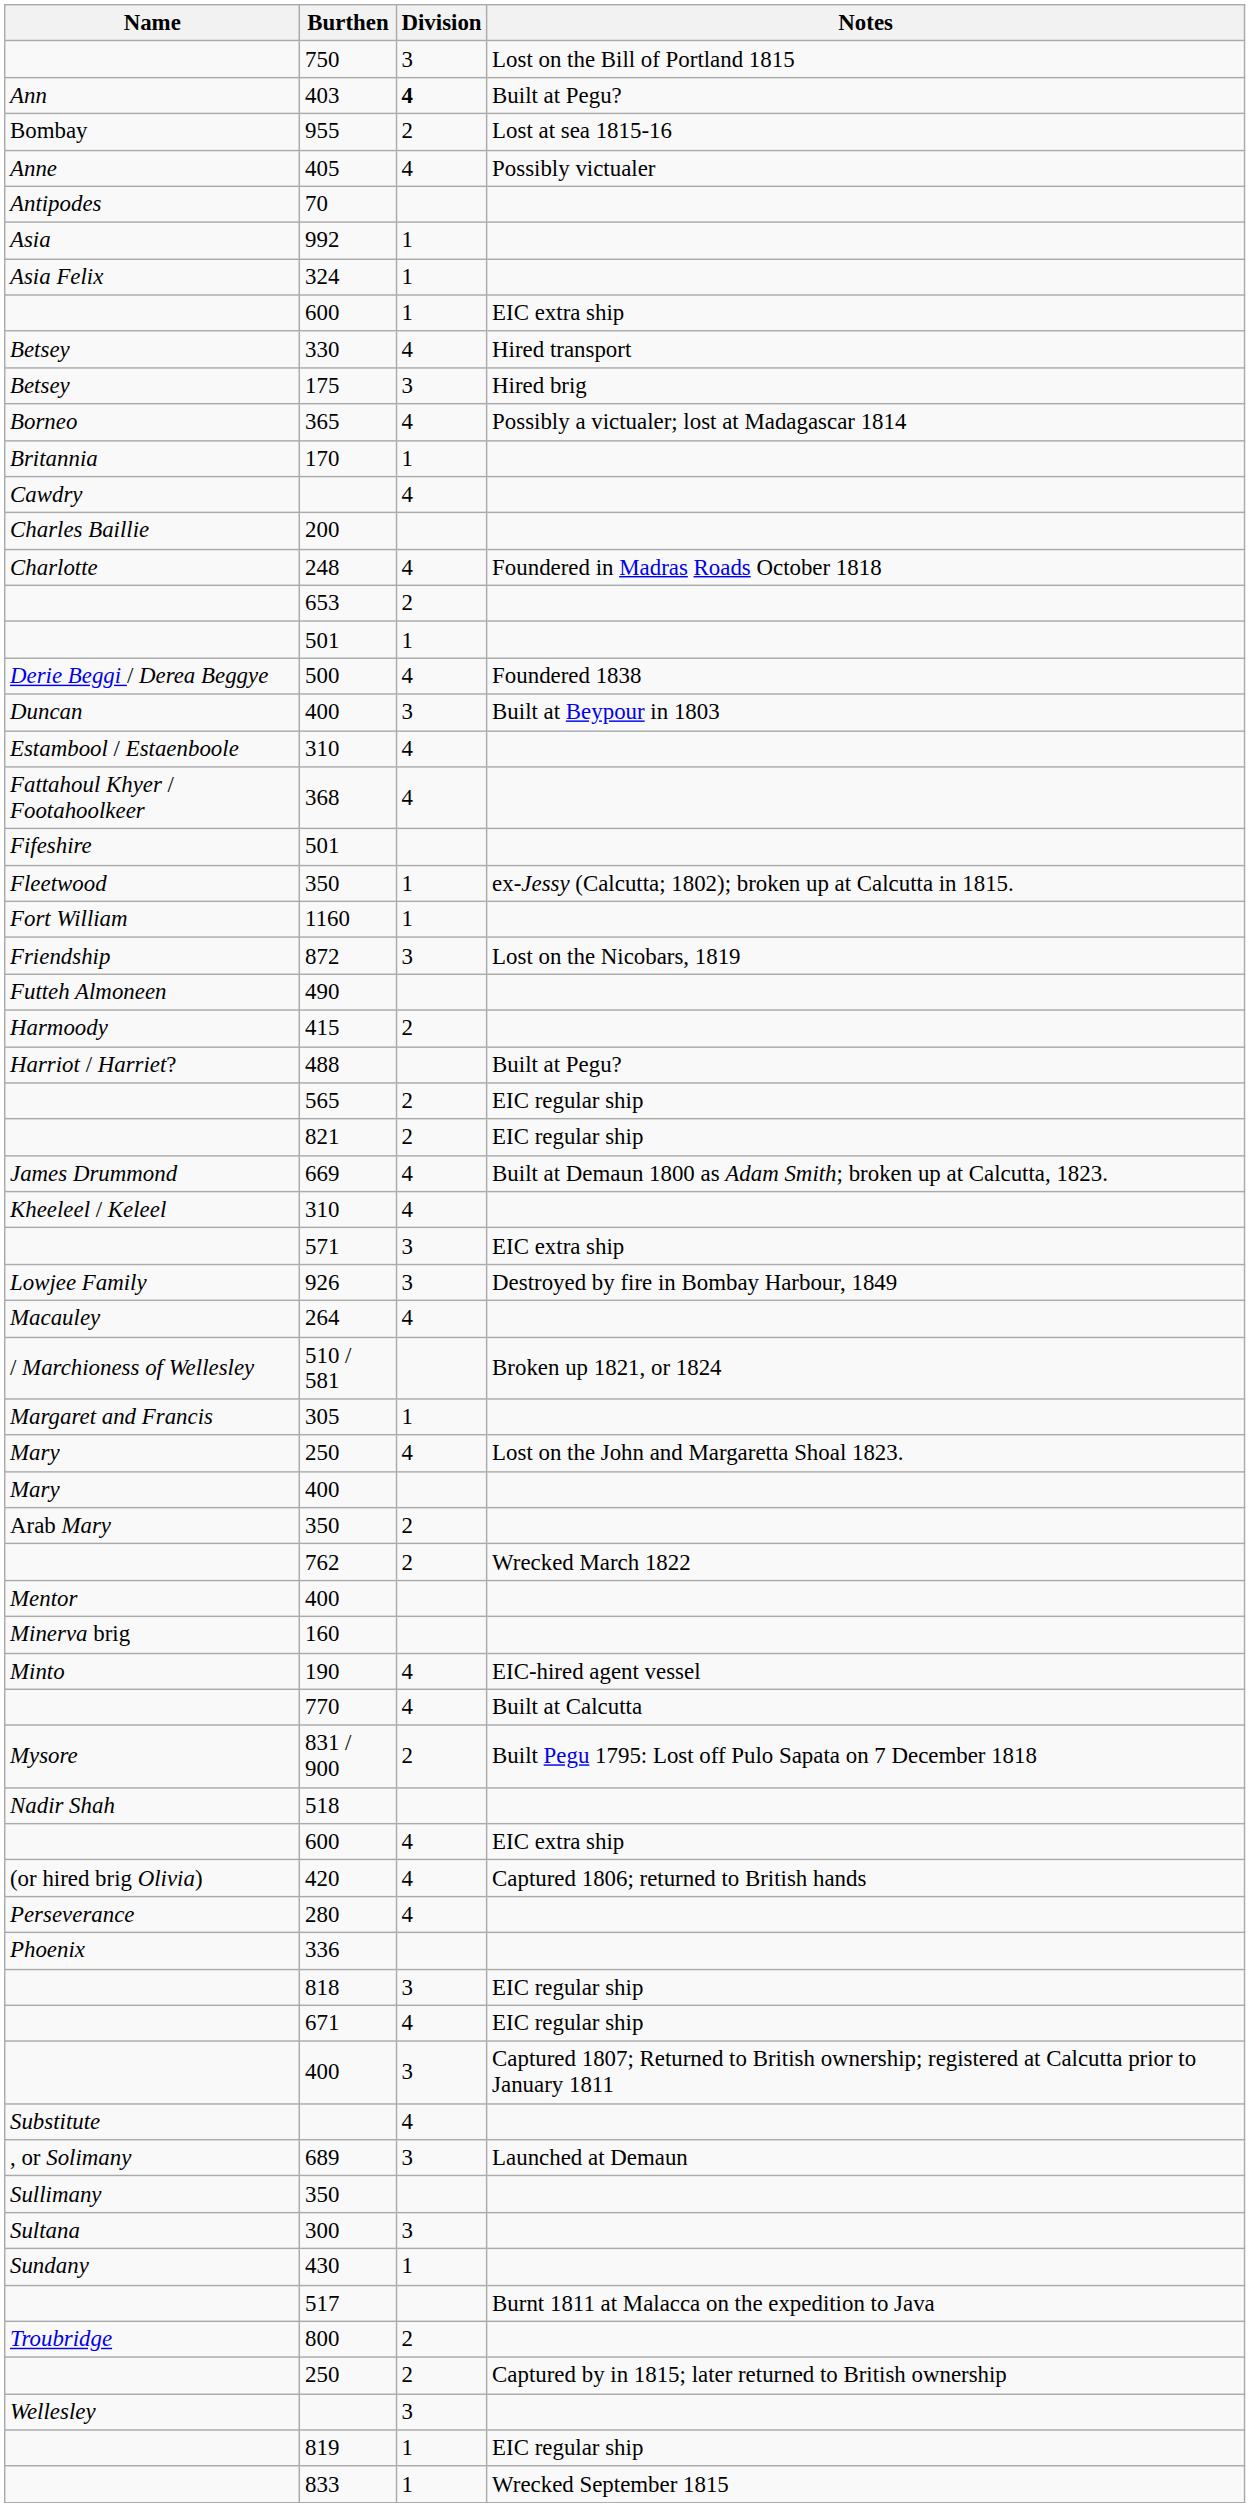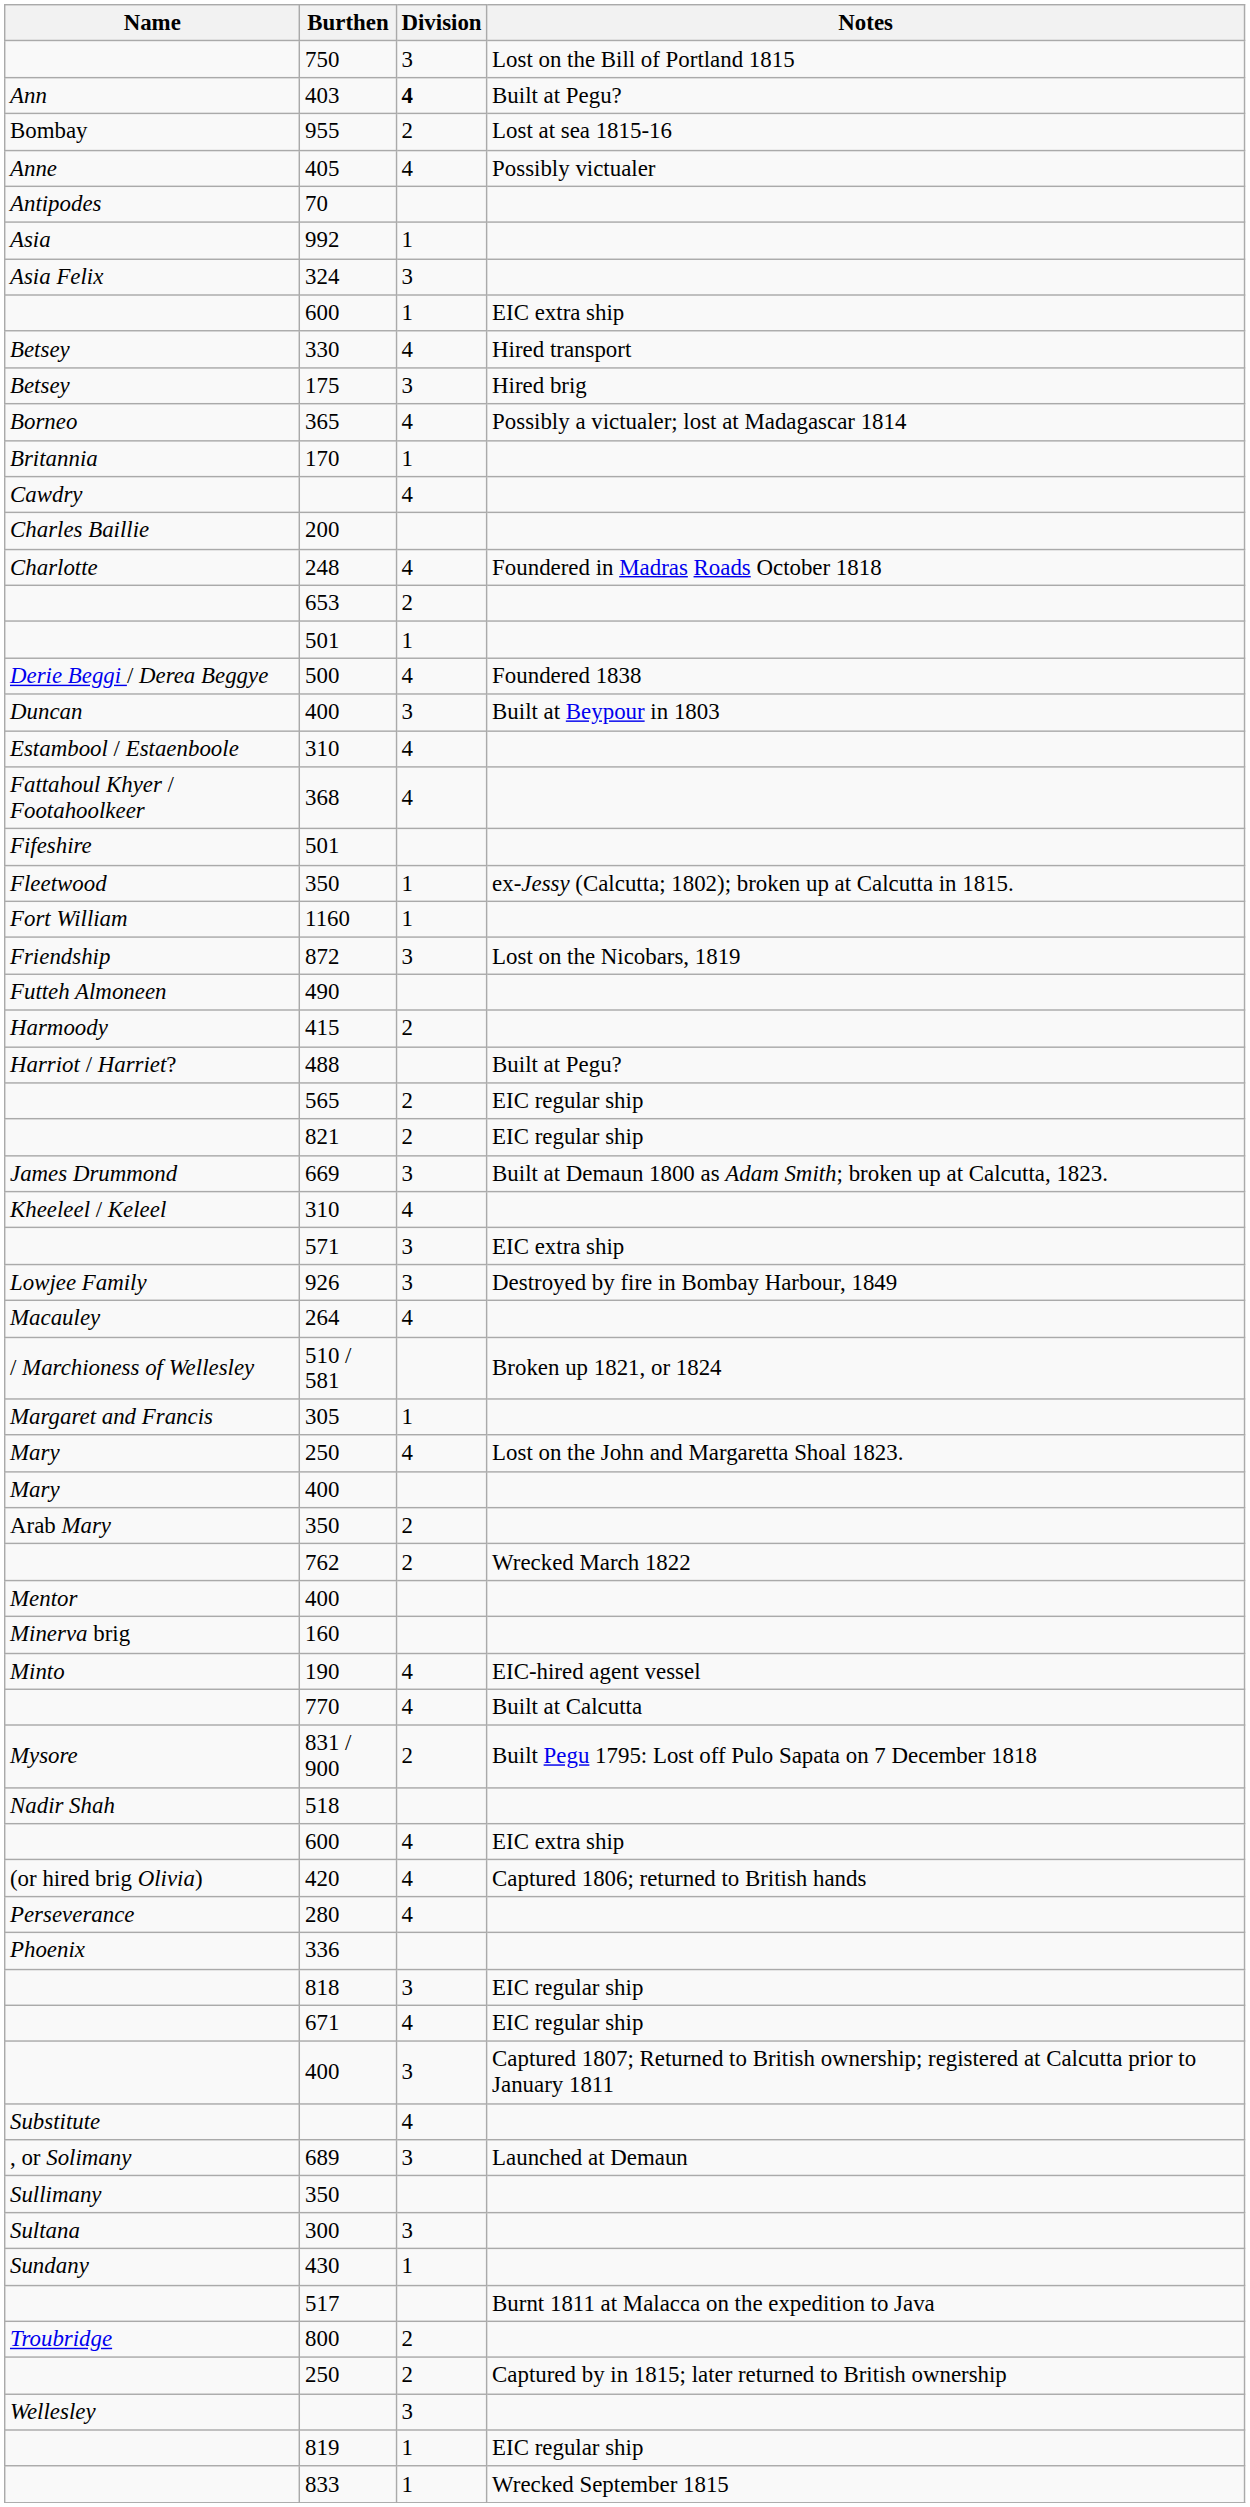(407, 276) 1 -> (407, 276) 3
(407, 1173) 4 -> (407, 1173) 3
